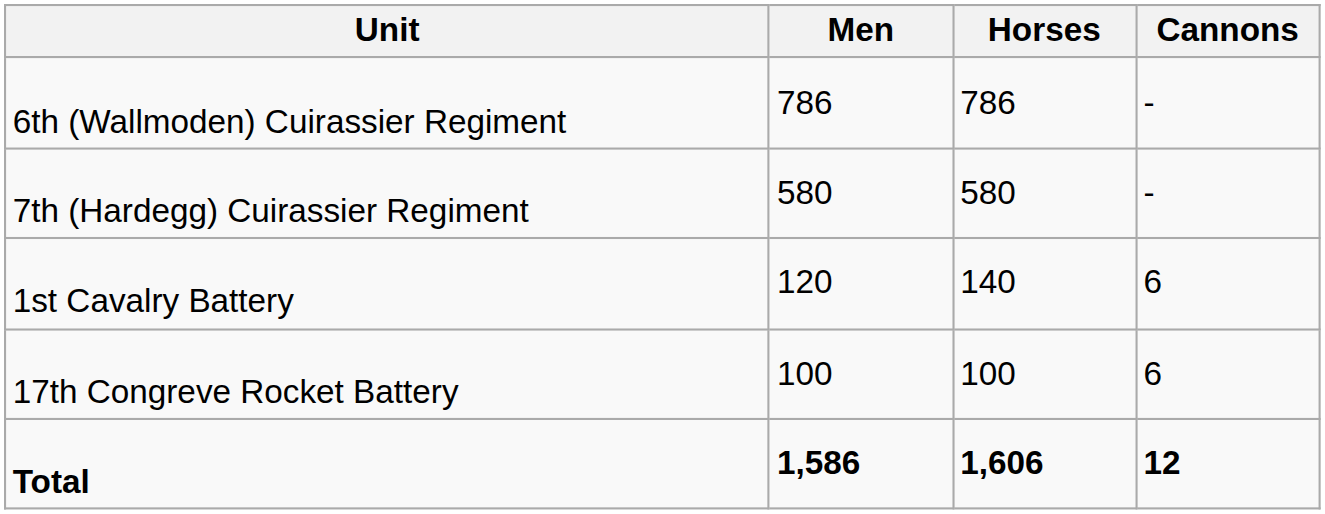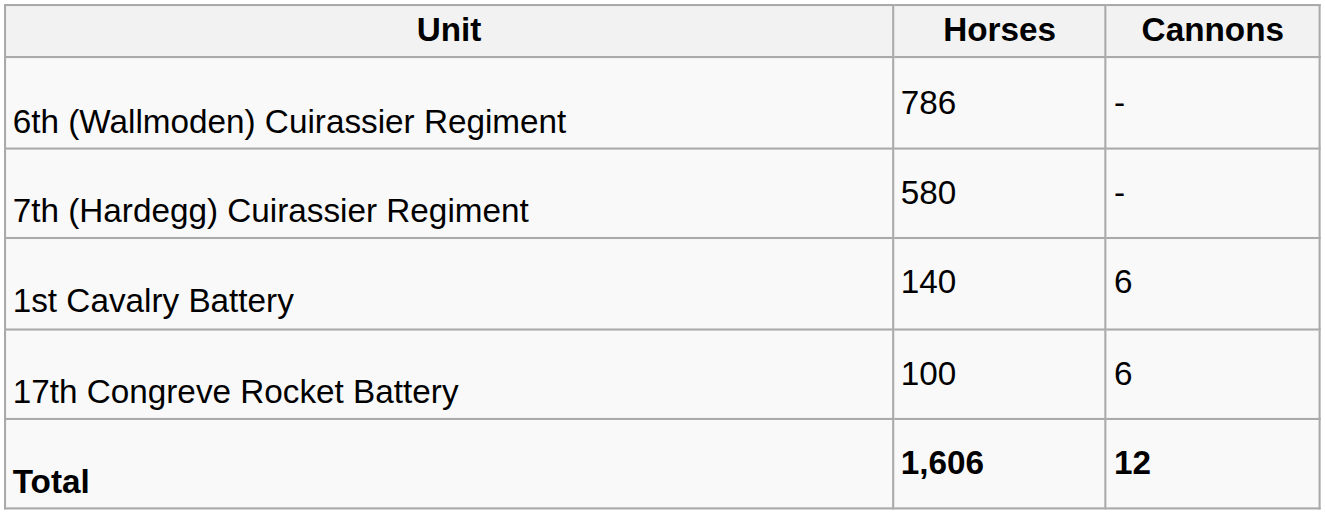- column: (861, 30)
